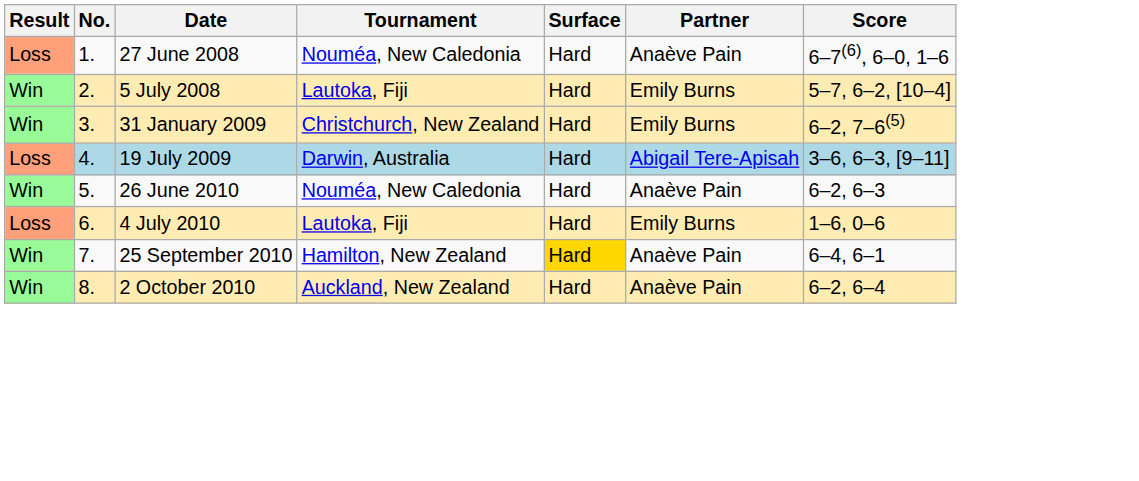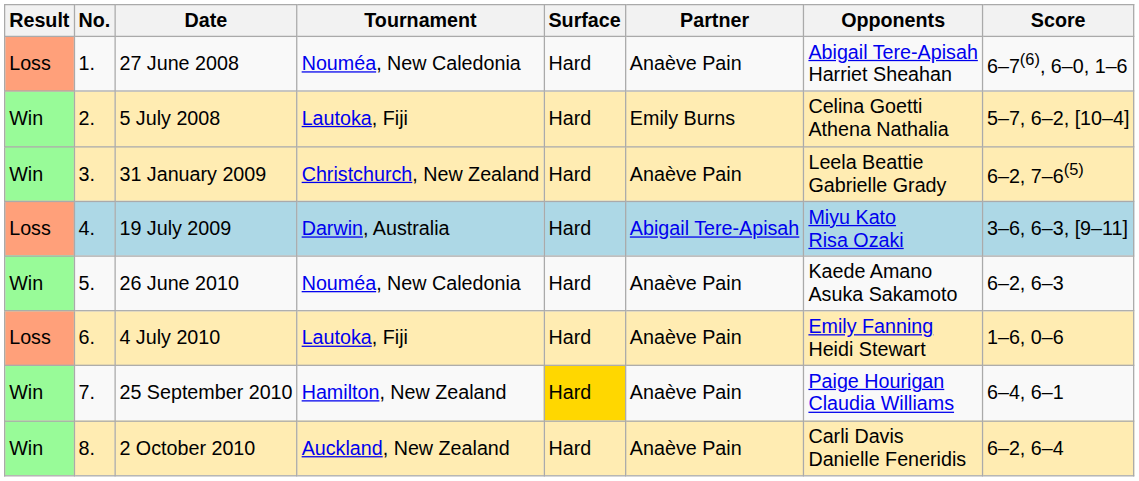+ column: (893, 20)
(682, 123) Emily Burns -> (686, 173) Anaève Pain
(682, 222) Emily Burns -> (686, 337) Anaève Pain
